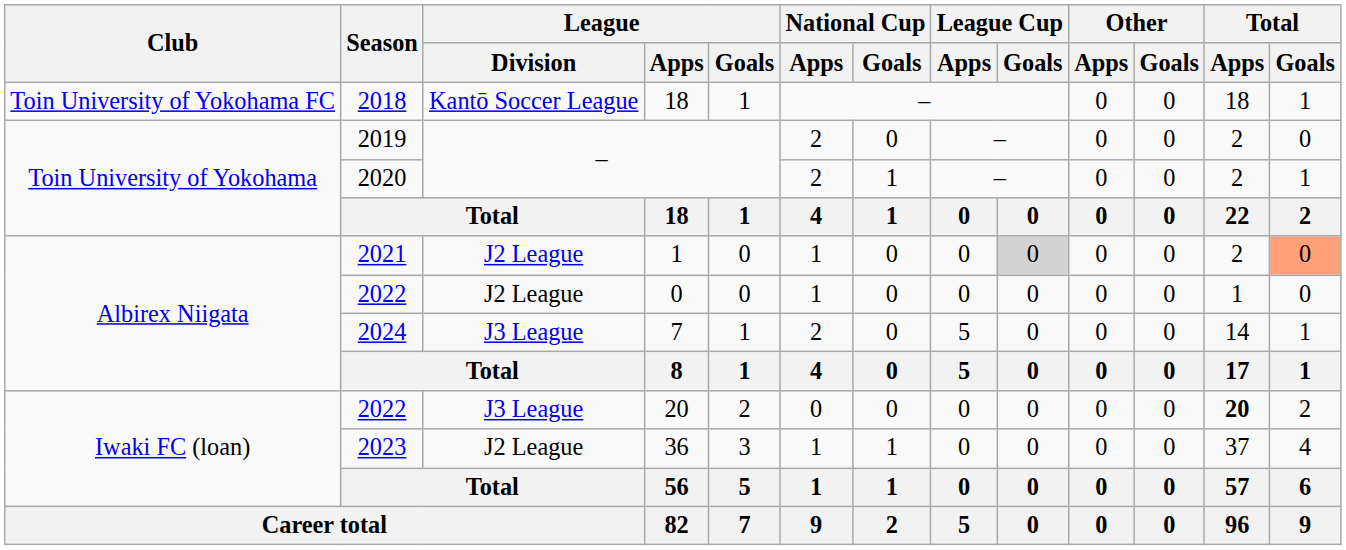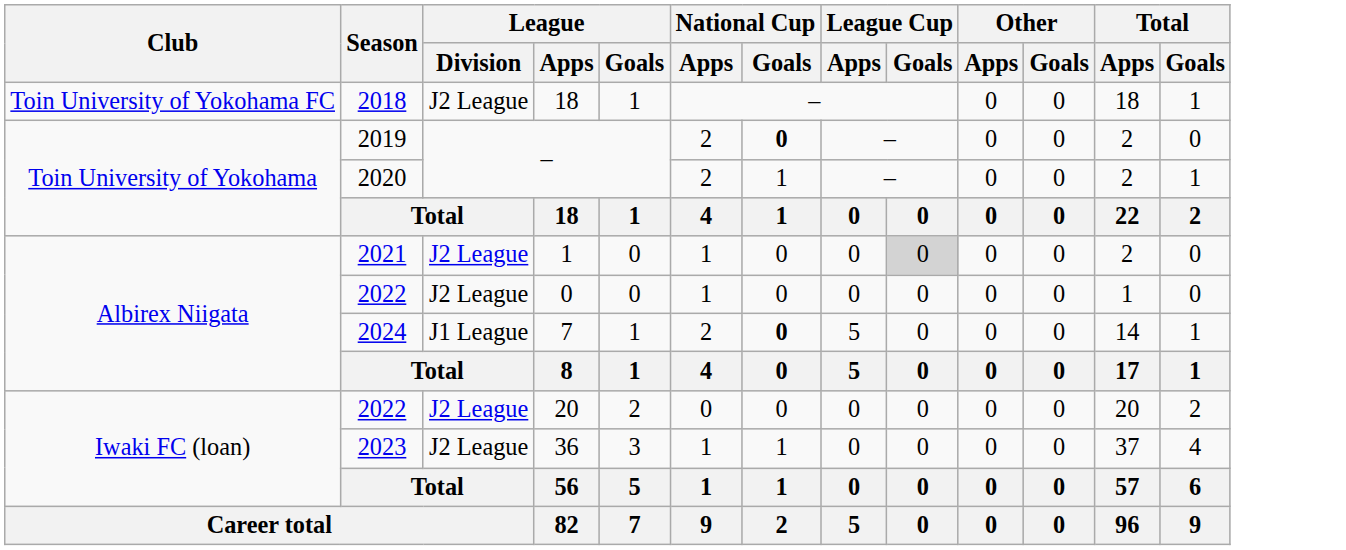(534, 100) Kantō Soccer League -> (479, 100) J2 League
(892, 139) normal -> (782, 139) bold
(1305, 255) lightsalmon background -> (1195, 255) no background
(534, 332) J3 League -> (479, 332) J1 League
(892, 332) normal -> (782, 332) bold
(534, 409) J3 League -> (479, 409) J2 League
(1237, 409) bold -> (1127, 409) normal
